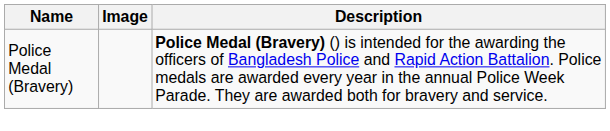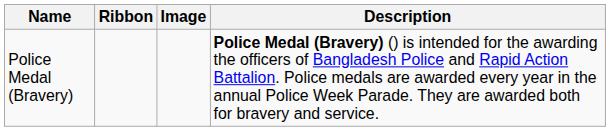+ column: (126, 17)
